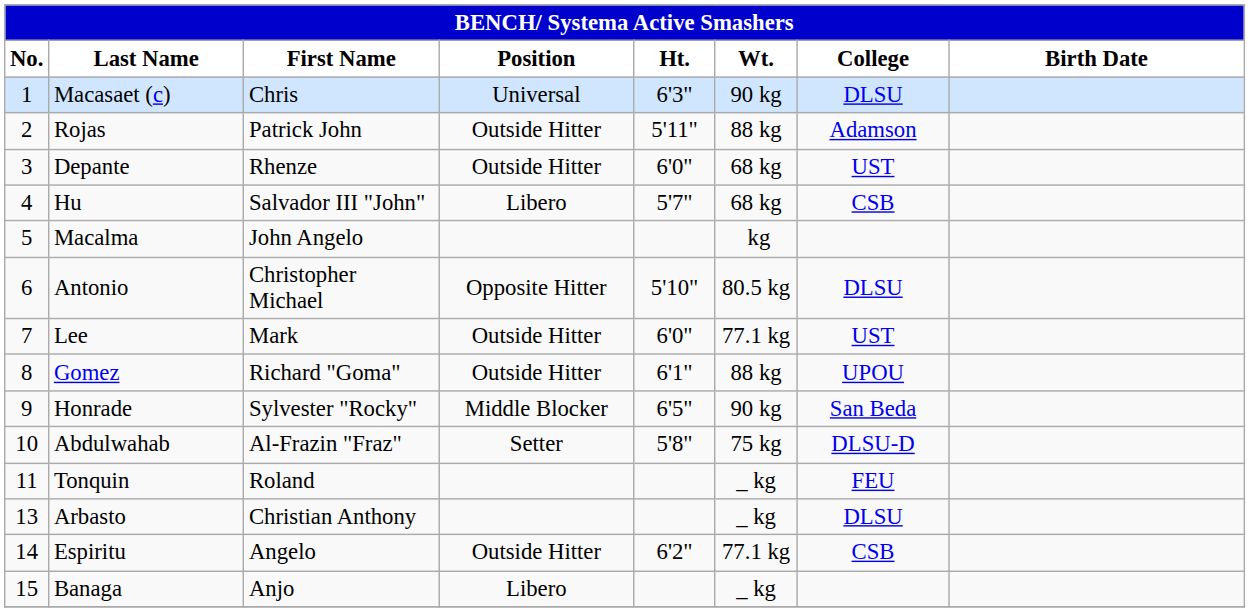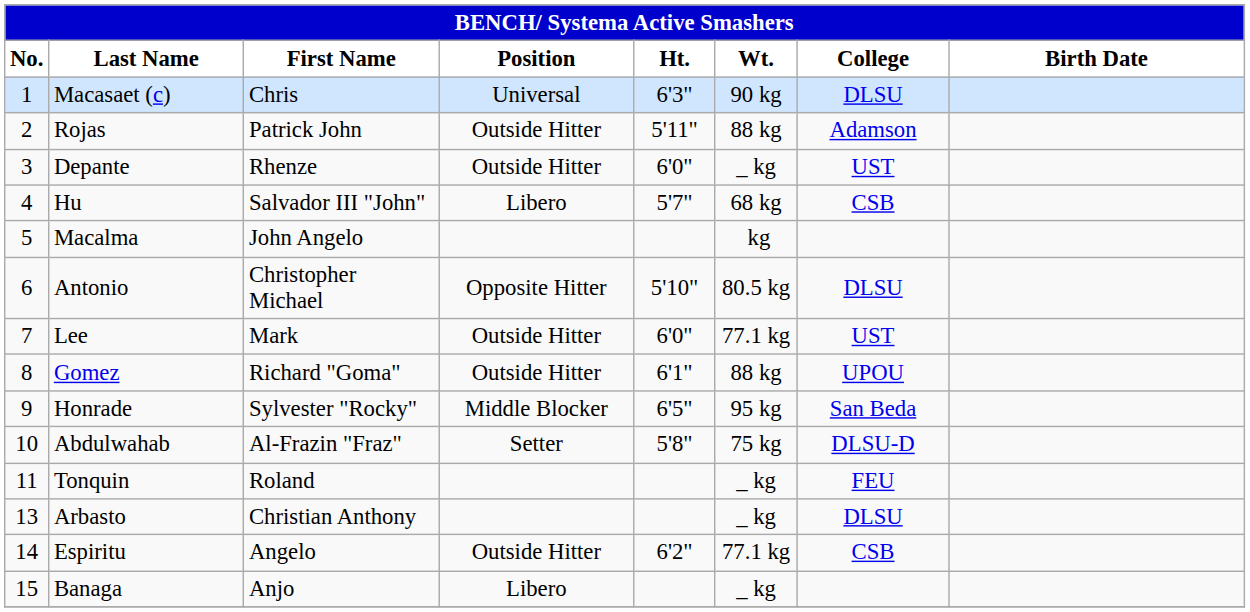(756, 166) 68 kg -> (756, 166) _ kg
(756, 408) 90 kg -> (756, 408) 95 kg
